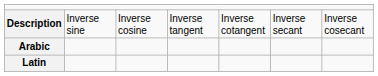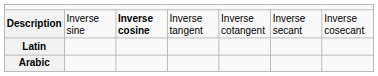(134, 24) normal -> (135, 24) bold
rows swapped: (34, 63) <-> (34, 47)
